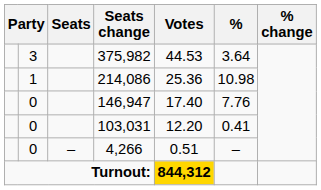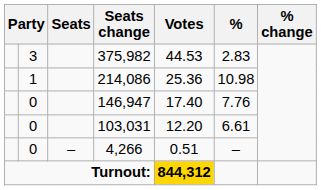(236, 56) 3.64 -> (236, 56) 2.83
(236, 126) 0.41 -> (236, 126) 6.61
